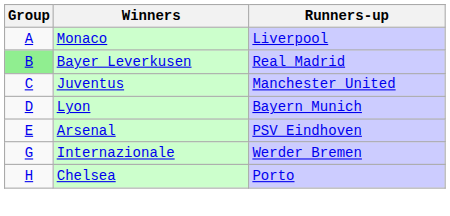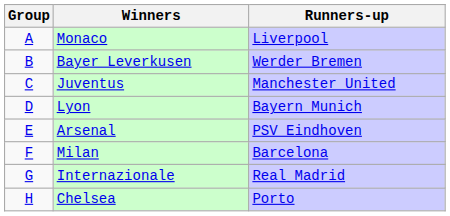(29, 62) lightgreen background -> (29, 62) no background
(299, 62) Real Madrid -> (307, 62) Werder Bremen
+ row: (78, 153)
(307, 153) Werder Bremen -> (299, 176) Real Madrid
